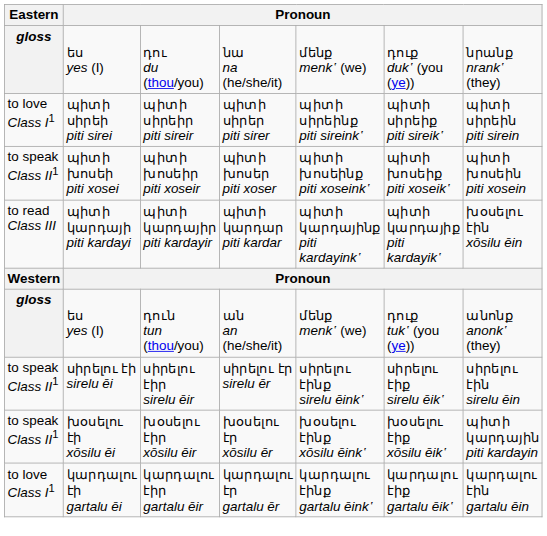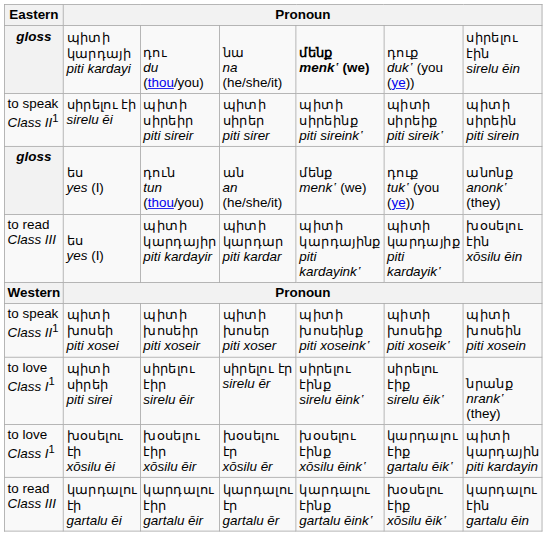(85, 59) ես yes (I) -> (99, 52) պիտի կարդայի piti kardayi
(333, 59) normal -> (334, 59) bold
(490, 67) նրանք nrank῾ (they) -> (493, 52) սիրելու էին sirelu ēin
(31, 113) to love Class I1 -> (33, 113) to speak Class II1
(89, 120) պիտի սիրեի piti sirei -> (102, 112) սիրելու էի sirelu ēi
rows swapped: (172, 173) <-> (174, 331)
(99, 226) պիտի կարդայի piti kardayi -> (85, 248) ես yes (I)
(33, 377) to speak Class II1 -> (31, 377) to love Class I1
(102, 376) սիրելու էի sirelu ēi -> (89, 384) պիտի սիրեի piti sirei
(493, 384) սիրելու էին sirelu ēin -> (490, 398) նրանք nrank῾ (they)
(33, 430) to speak Class II1 -> (31, 444) to love Class I1
(417, 437) խօսելու էիք xōsilu ēik῾ -> (422, 451) կարդալու էիք gartalu ēik῾
(31, 483) to love Class I1 -> (32, 495) to read Class III
(422, 490) կարդալու էիք gartalu ēik῾ -> (417, 504) խօսելու էիք xōsilu ēik῾
